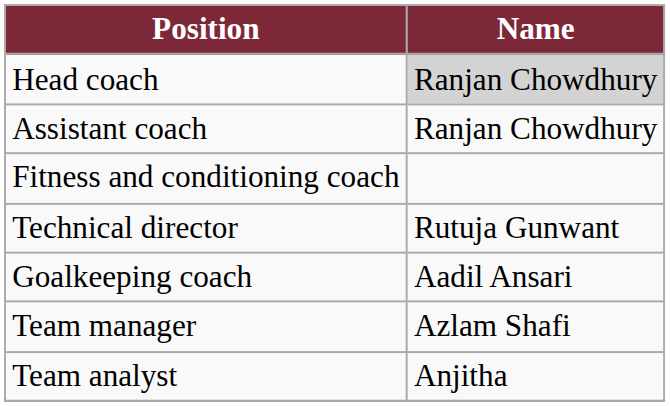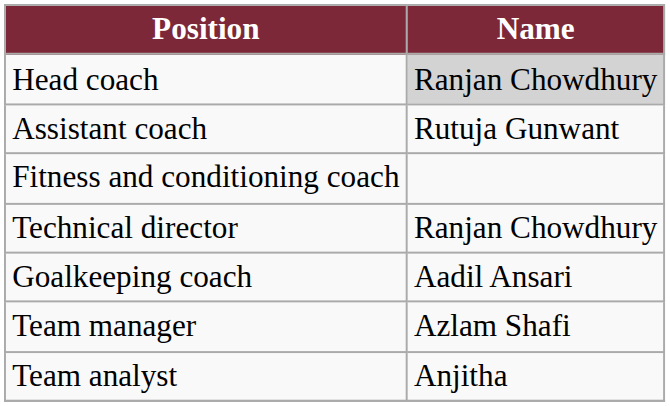(536, 128) Ranjan Chowdhury -> (517, 128) Rutuja Gunwant
(517, 227) Rutuja Gunwant -> (536, 227) Ranjan Chowdhury
